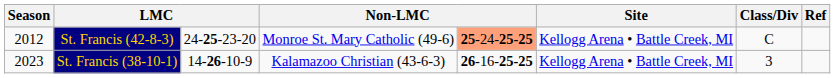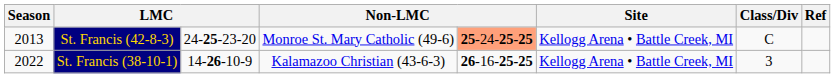(29, 38) 2012 -> (29, 38) 2013
(29, 61) 2023 -> (29, 61) 2022
